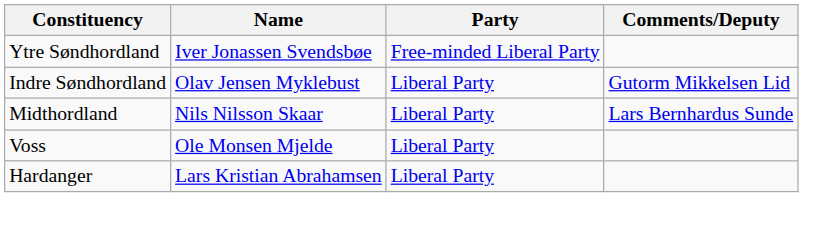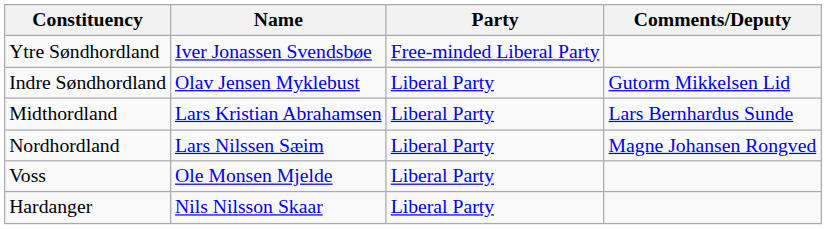(249, 113) Nils Nilsson Skaar -> (278, 113) Lars Kristian Abrahamsen
+ row: (64, 144)
(278, 176) Lars Kristian Abrahamsen -> (249, 207) Nils Nilsson Skaar
